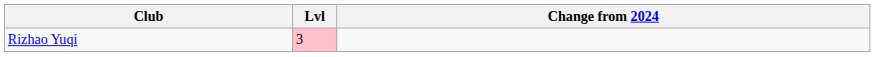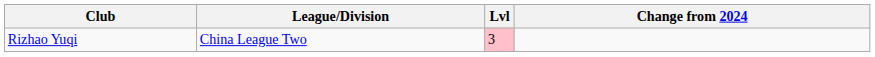+ column: (341, 16)
